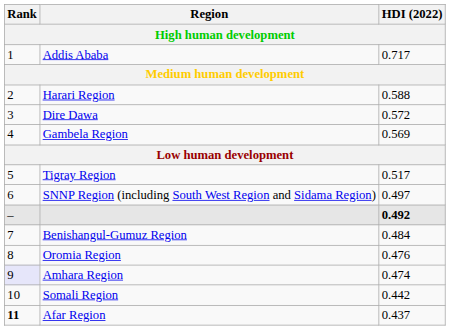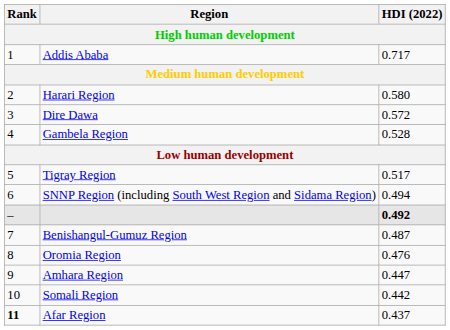(396, 94) 0.588 -> (396, 94) 0.580
(396, 134) 0.569 -> (396, 134) 0.528
(396, 194) 0.497 -> (396, 194) 0.494
(396, 235) 0.484 -> (396, 235) 0.487
(10, 275) lavender background -> (10, 275) no background
(396, 275) 0.474 -> (396, 275) 0.447
